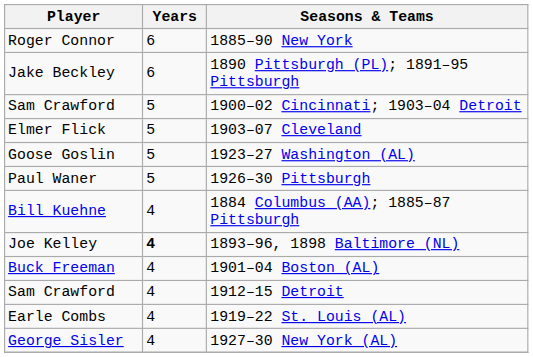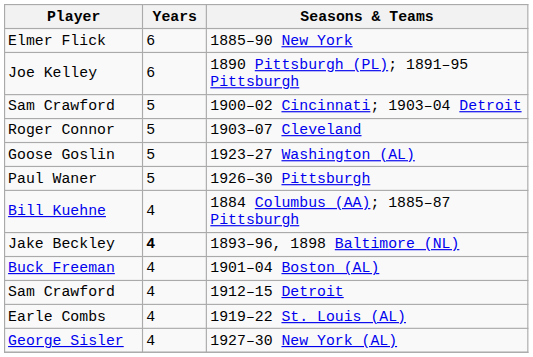(61, 41) Roger Connor -> (57, 41) Elmer Flick
(61, 74) Jake Beckley -> (53, 74) Joe Kelley
(57, 130) Elmer Flick -> (61, 130) Roger Connor
(53, 244) Joe Kelley -> (61, 244) Jake Beckley
